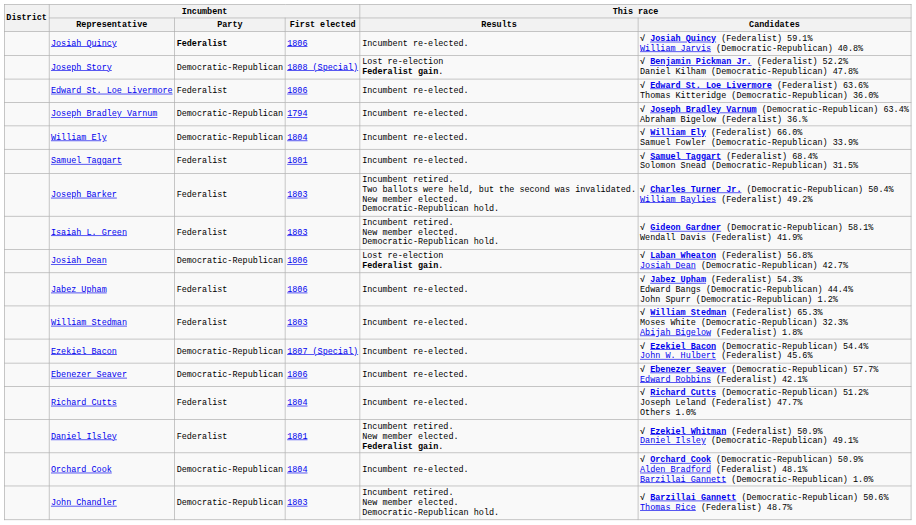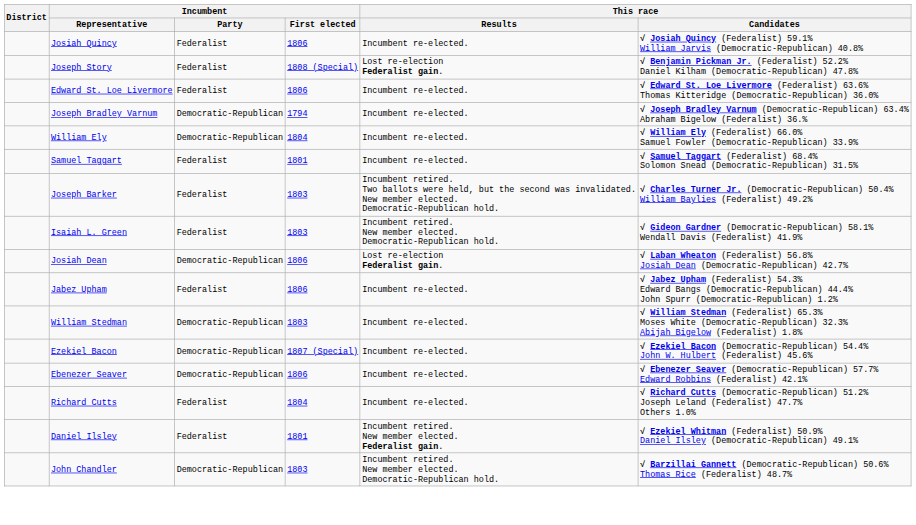(202, 44) bold -> (202, 44) normal
(230, 67) Democratic-Republican -> (202, 67) Federalist
(202, 323) Federalist -> (230, 323) Democratic-Republican
- row: (81, 470)
